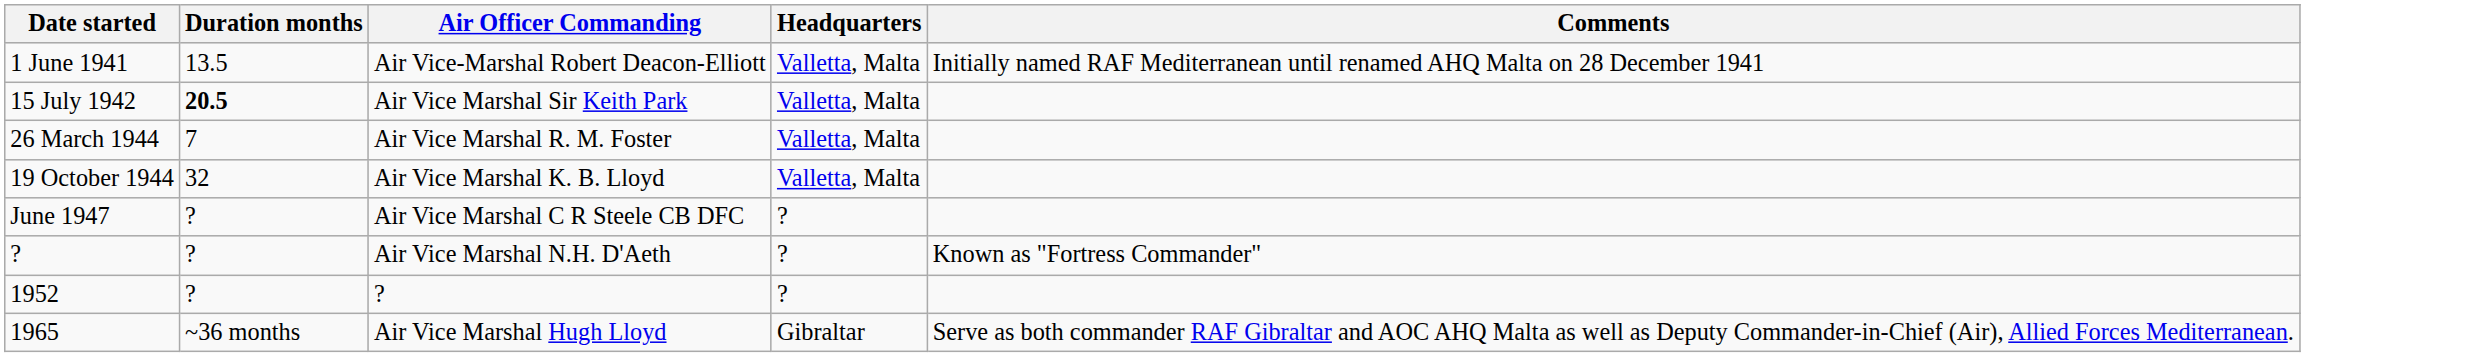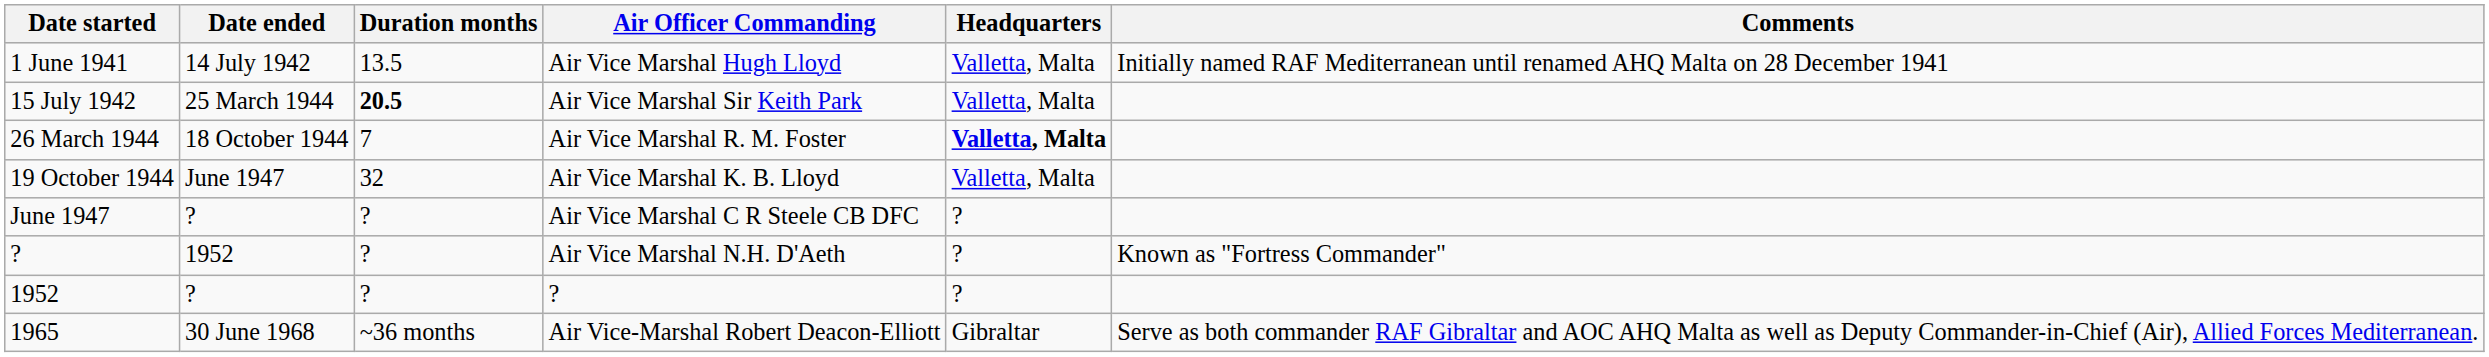+ column: (267, 23)
(570, 62) Air Vice-Marshal Robert Deacon-Elliott -> (695, 62) Air Vice Marshal Hugh Lloyd
(849, 139) normal -> (1029, 139) bold
(520, 332) Air Vice Marshal Hugh Lloyd -> (745, 332) Air Vice-Marshal Robert Deacon-Elliott
